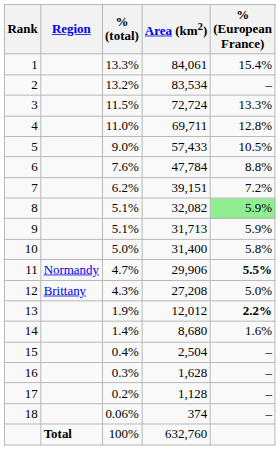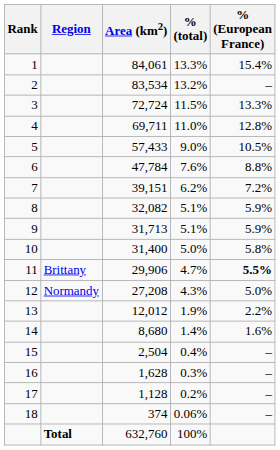columns swapped: (176, 29) <-> (122, 29)
(259, 208) lightgreen background -> (259, 208) no background
(71, 270) Normandy -> (65, 270) Brittany
(65, 290) Brittany -> (71, 290) Normandy
(257, 311) bold -> (259, 311) normal
